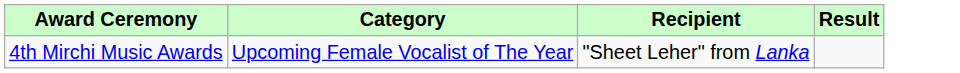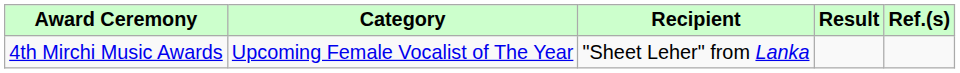+ column: (919, 20)
